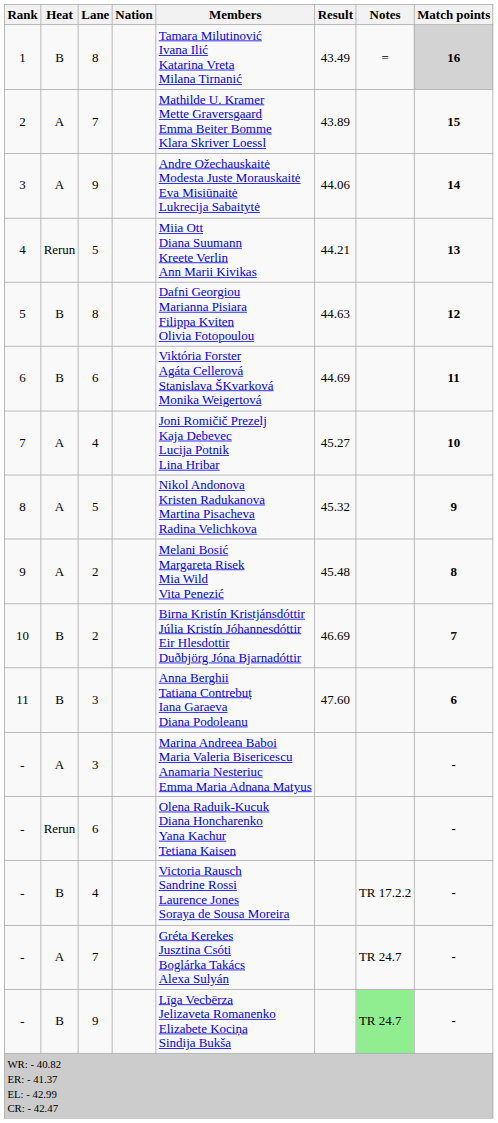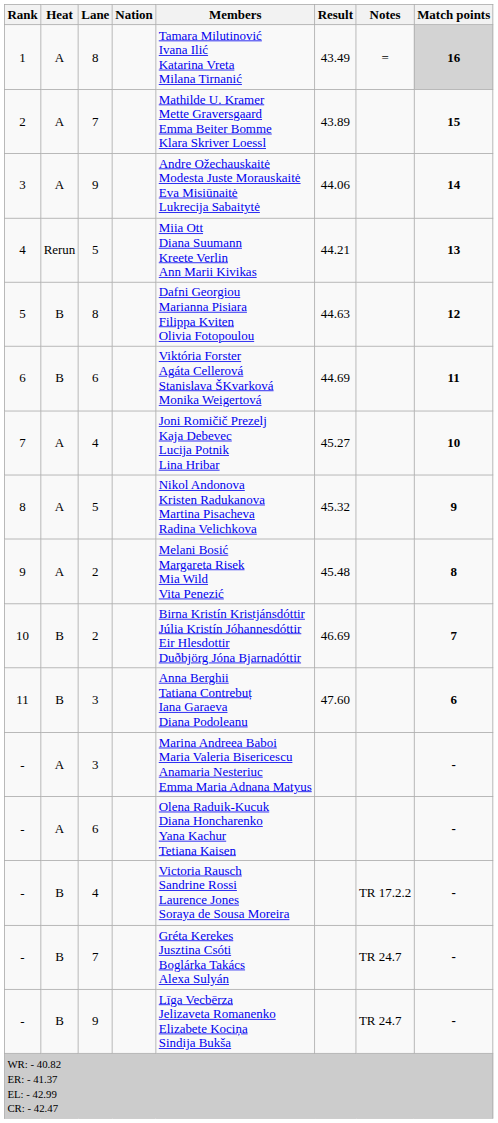(59, 57) B -> (59, 57) A
(59, 828) Rerun -> (59, 828) A
(59, 957) A -> (59, 957) B
(380, 1021) lightgreen background -> (380, 1021) no background
